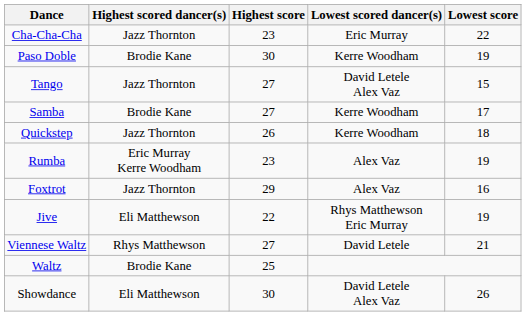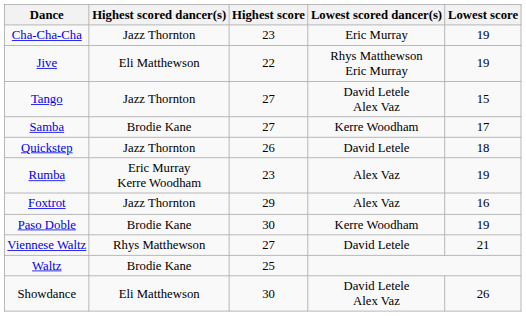(483, 34) 22 -> (483, 34) 19
rows swapped: (47, 216) <-> (47, 55)
(376, 132) Kerre Woodham -> (376, 147) David Letele
